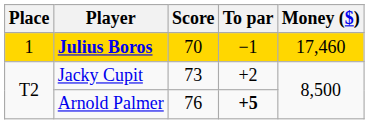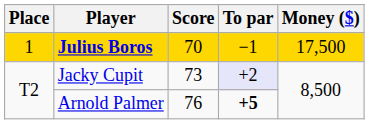(321, 47) 17,460 -> (321, 47) 17,500
(248, 75) no background -> (248, 75) lavender background
